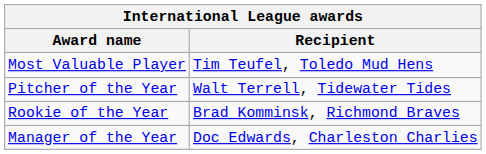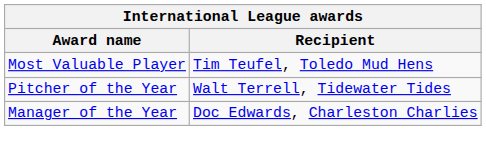- row: (88, 113)
